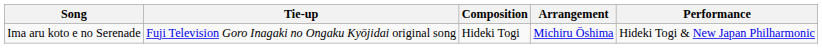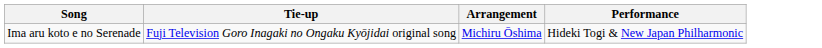- column: (495, 14)
